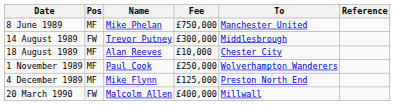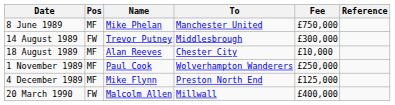columns swapped: (279, 11) <-> (196, 11)
